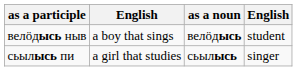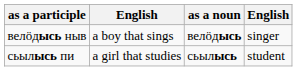(266, 35) student -> (263, 35) singer
(263, 55) singer -> (266, 55) student
